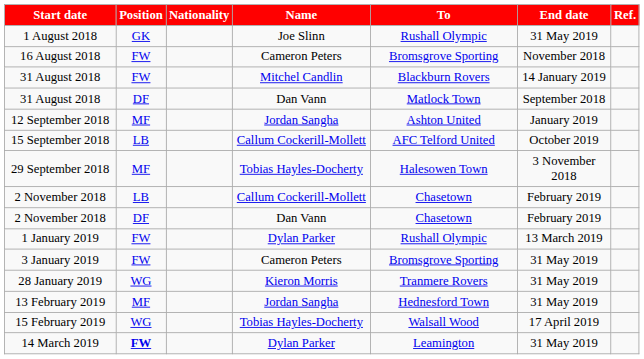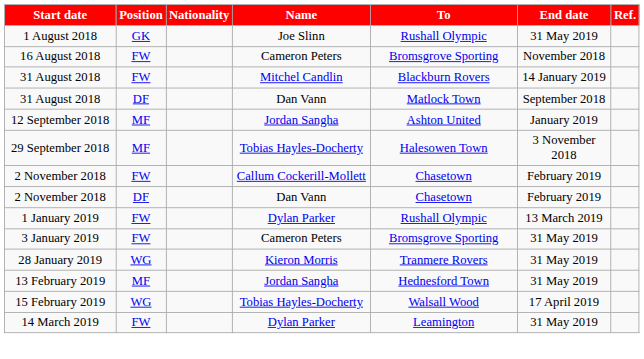- row: (60, 140)
(141, 197) LB -> (141, 176) FW
(141, 343) bold -> (141, 322) normal
